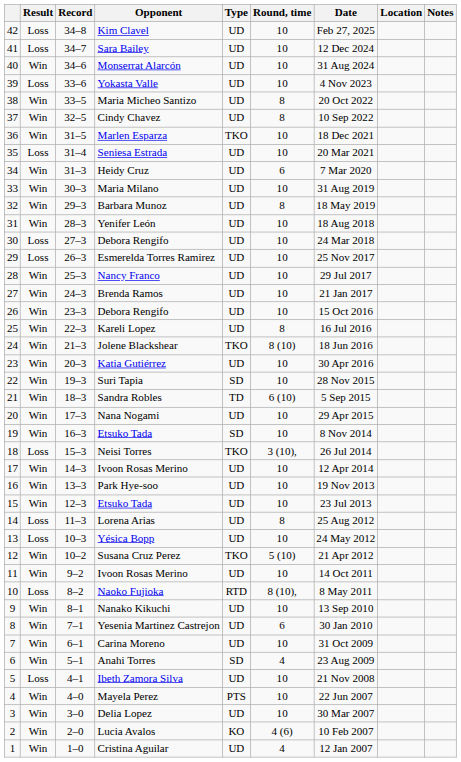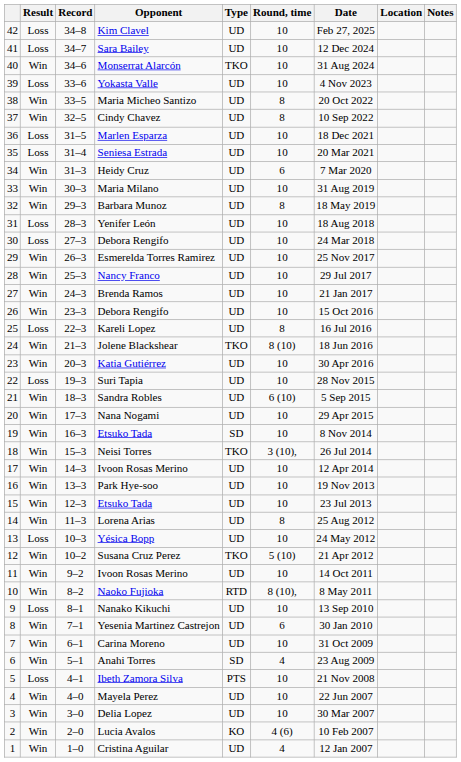(236, 65) UD -> (236, 65) TKO
(38, 135) Win -> (38, 135) Loss
(236, 135) TKO -> (236, 135) UD
(38, 223) Win -> (38, 223) Loss
(38, 258) Loss -> (38, 258) Win
(38, 328) Win -> (38, 328) Loss
(38, 380) Win -> (38, 380) Loss
(236, 380) SD -> (236, 380) UD
(236, 398) TD -> (236, 398) UD
(38, 450) Loss -> (38, 450) Win
(38, 521) Loss -> (38, 521) Win
(38, 591) Loss -> (38, 591) Win
(38, 608) Win -> (38, 608) Loss
(236, 678) UD -> (236, 678) PTS
(236, 696) PTS -> (236, 696) UD
